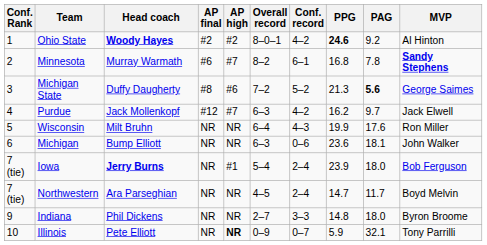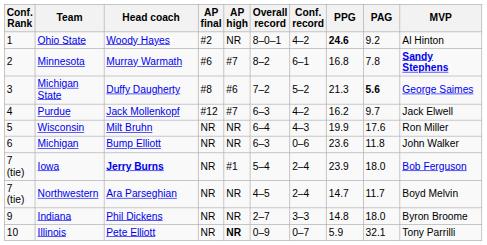(140, 40) bold -> (138, 40) normal
(232, 40) #2 -> (234, 40) NR
(376, 144) 18.1 -> (375, 144) 11.8
